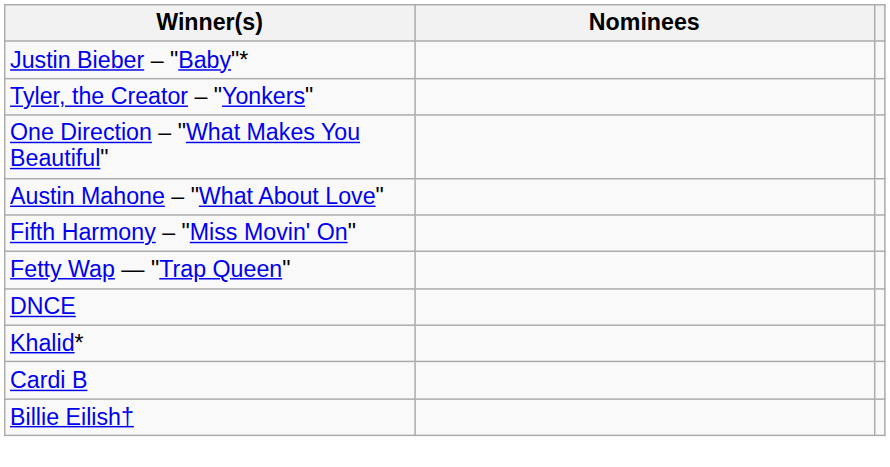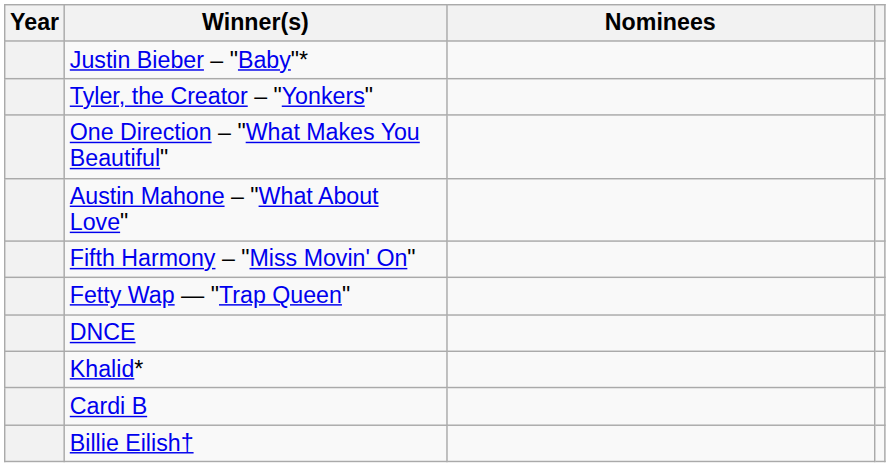+ column: (35, 22)
